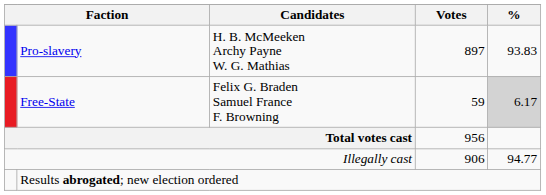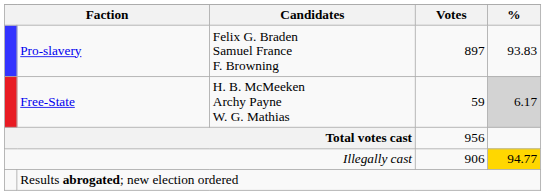(259, 51) H. B. McMeeken Archy Payne W. G. Mathias -> (255, 51) Felix G. Braden Samuel France F. Browning
(255, 101) Felix G. Braden Samuel France F. Browning -> (259, 101) H. B. McMeeken Archy Payne W. G. Mathias
(522, 159) no background -> (522, 159) gold background
